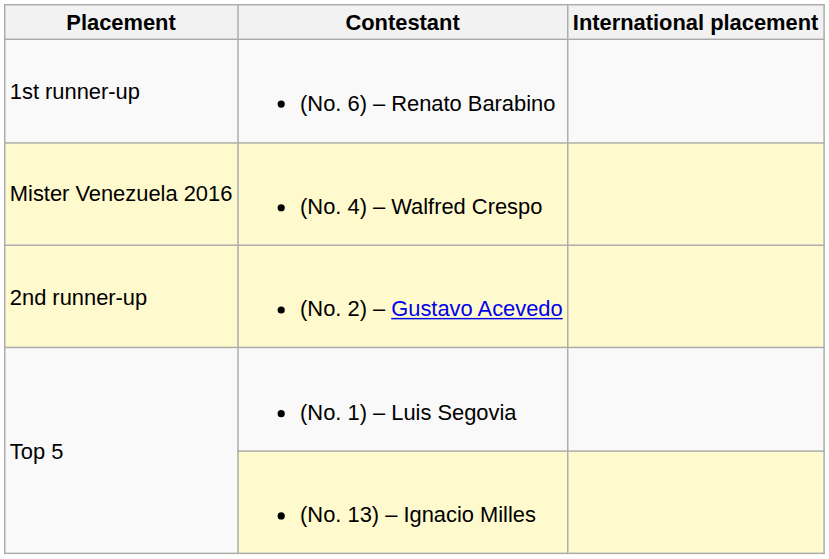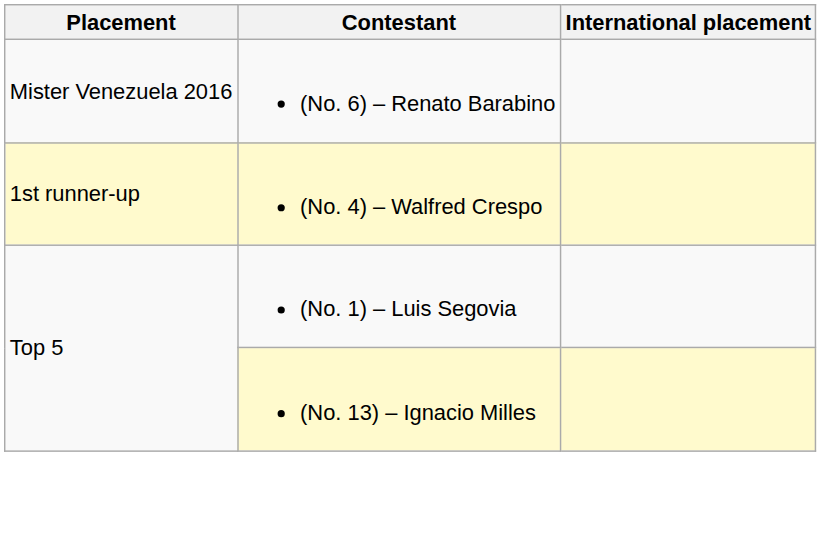(75, 91) 1st runner-up -> (121, 91) Mister Venezuela 2016
(121, 194) Mister Venezuela 2016 -> (75, 194) 1st runner-up
- row: (403, 309)
